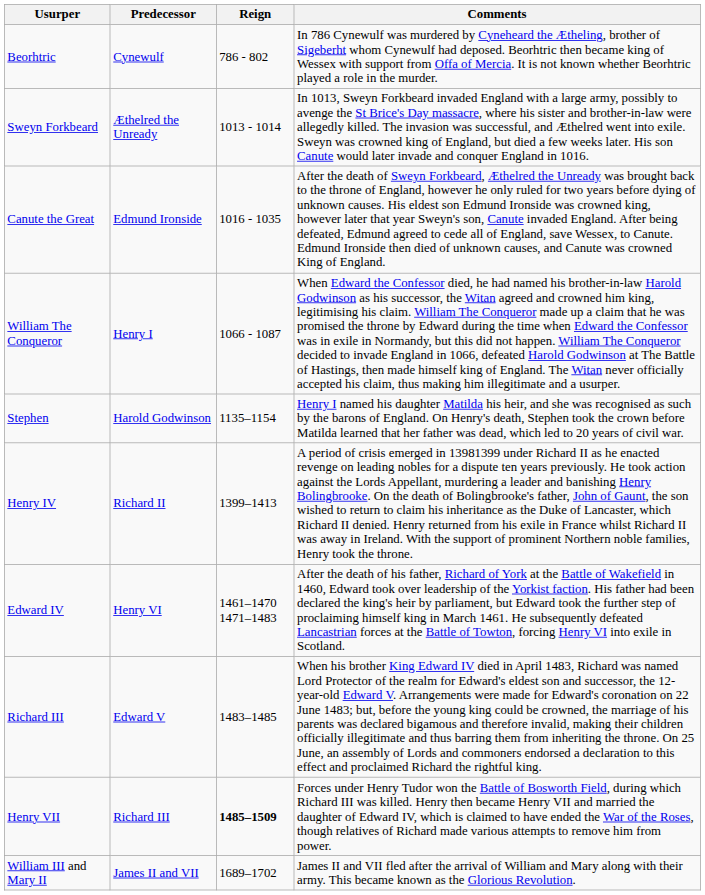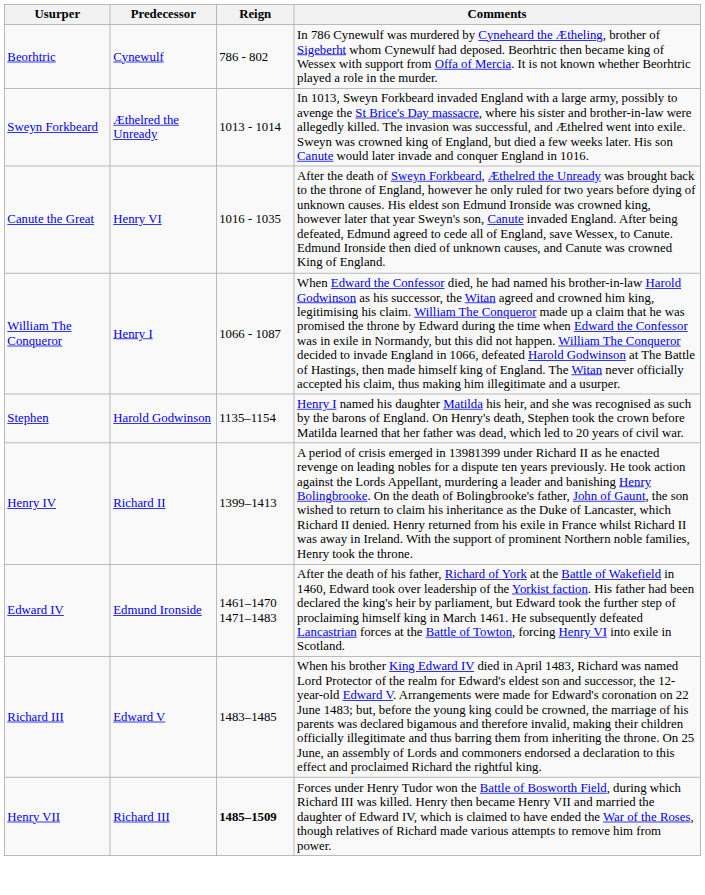(158, 219) Edmund Ironside -> (137, 219) Henry VI
(137, 610) Henry VI -> (158, 610) Edmund Ironside
- row: (47, 872)
